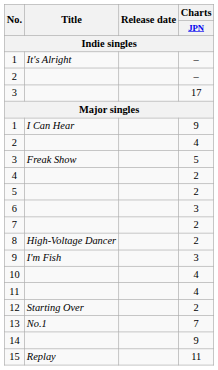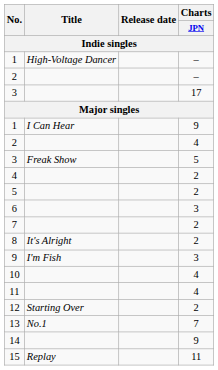(49, 60) It's Alright -> (71, 60) High-Voltage Dancer
(71, 241) High-Voltage Dancer -> (49, 241) It's Alright
